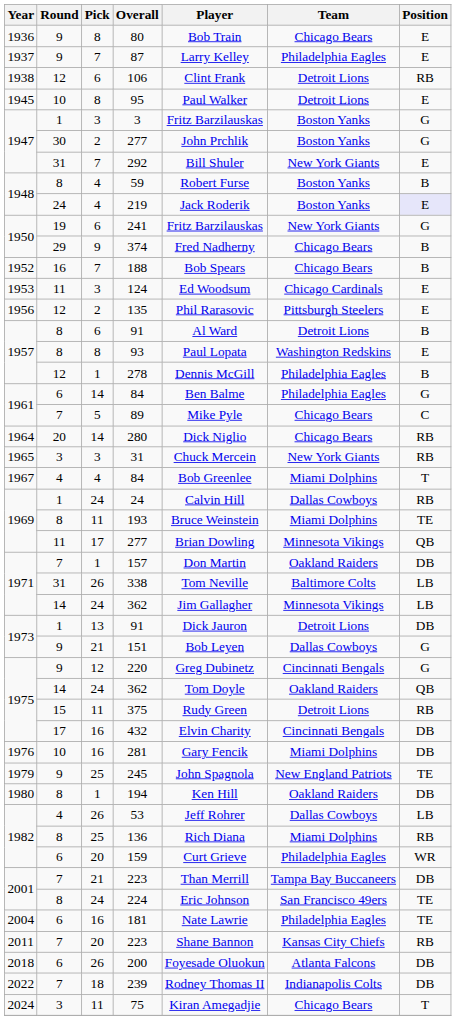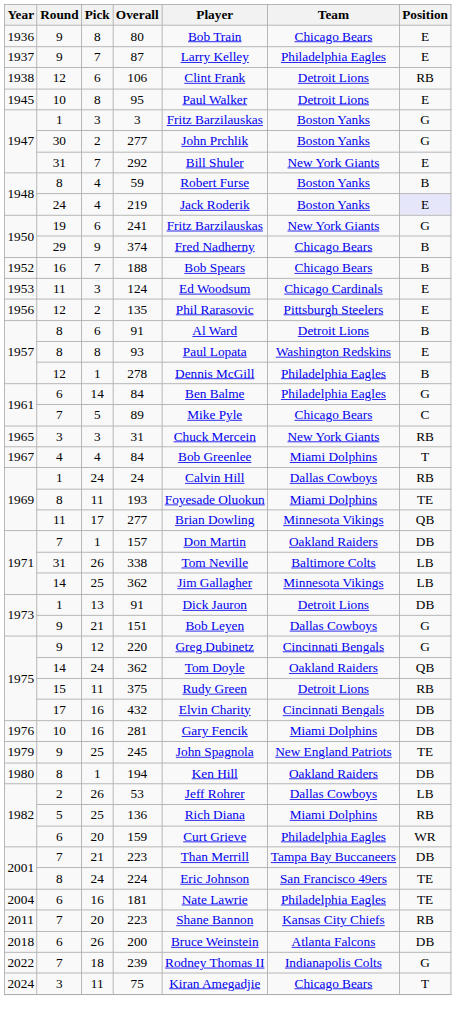- row: (21, 436)
(215, 520) Bruce Weinstein -> (215, 499) Foyesade Oluokun
(97, 604) 24 -> (97, 583) 25
(59, 815) 4 -> (59, 794) 2
(59, 836) 8 -> (59, 815) 5
(215, 962) Foyesade Oluokun -> (215, 941) Bruce Weinstein
(425, 983) DB -> (425, 962) G
